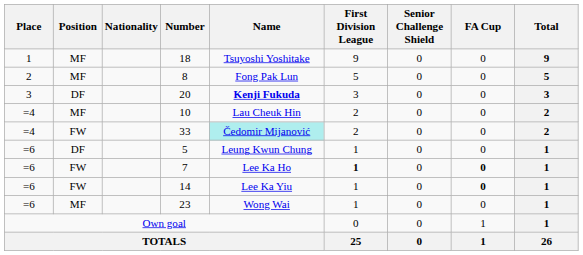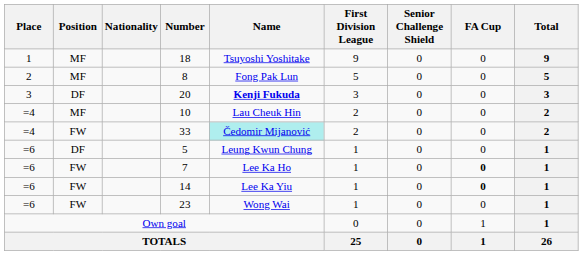(356, 168) bold -> (356, 168) normal
(78, 204) MF -> (78, 204) FW
